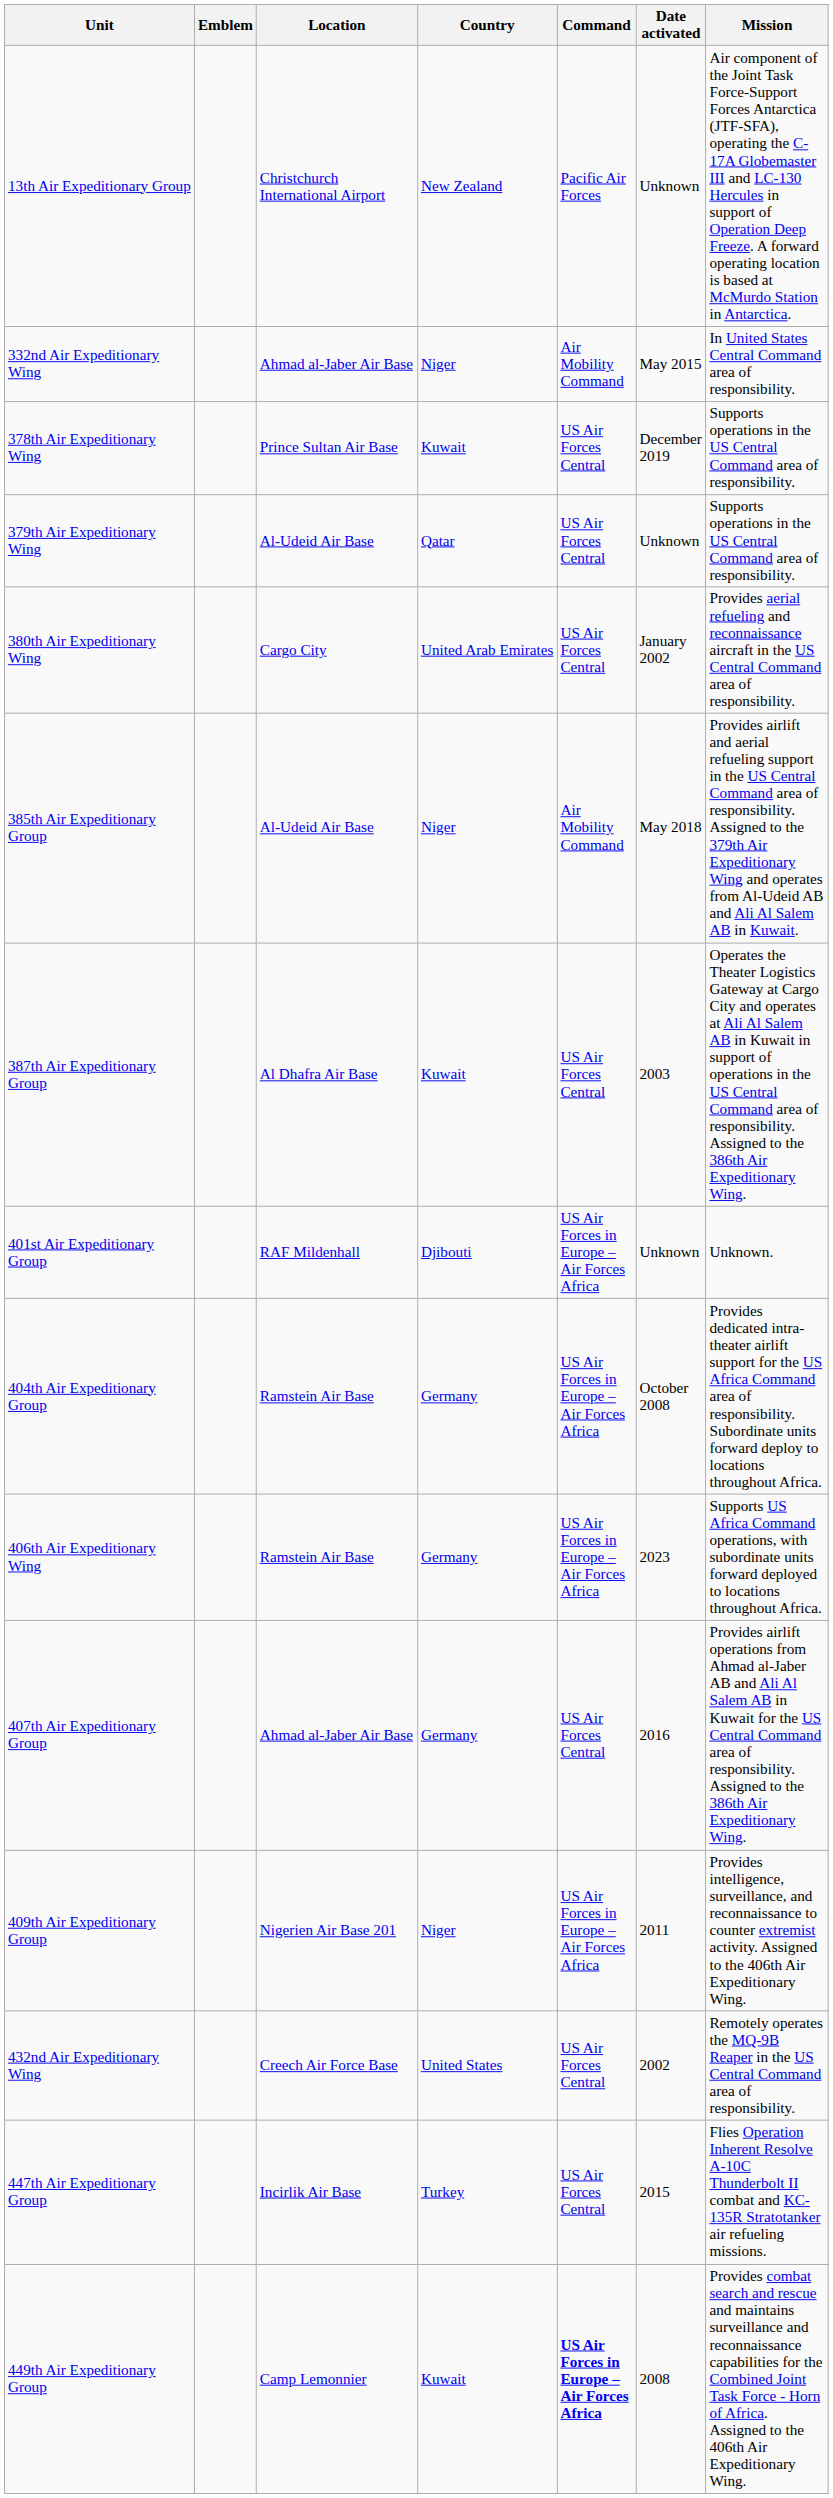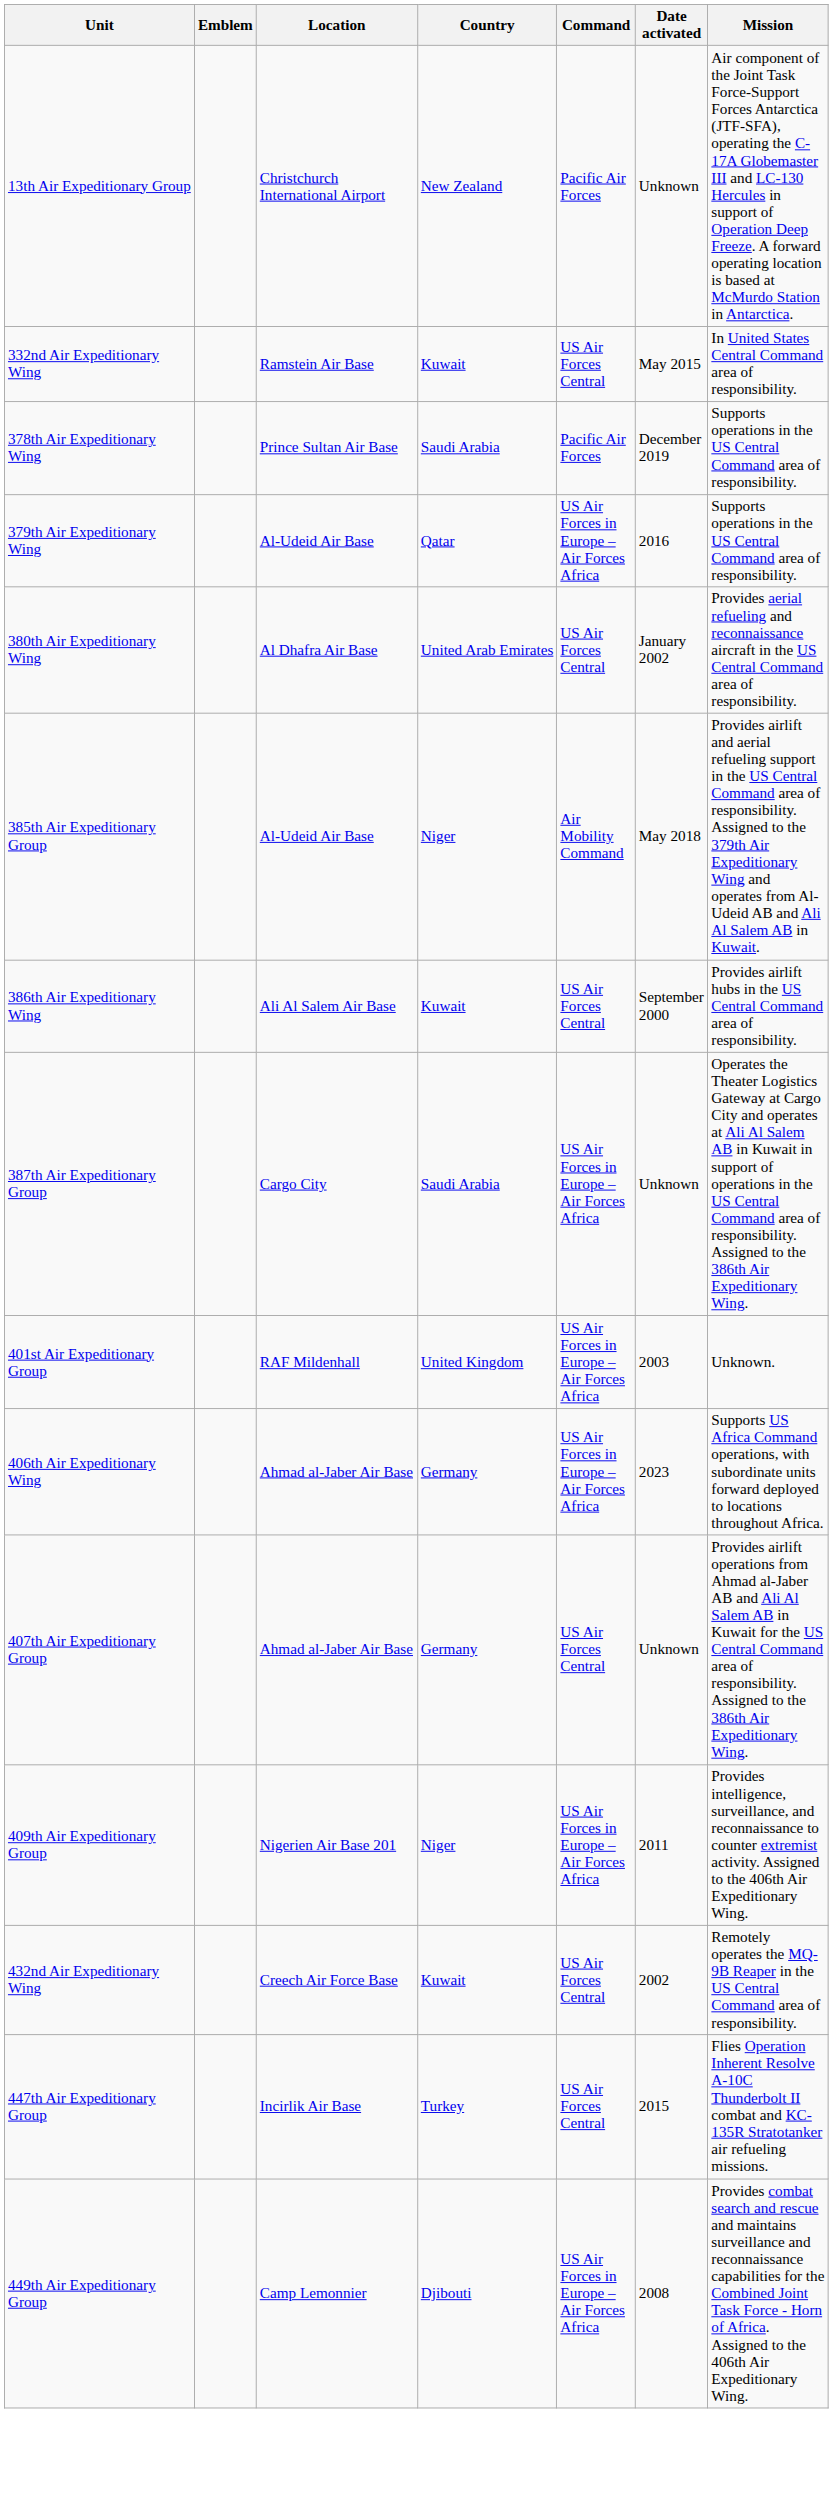(336, 364) Ahmad al-Jaber Air Base -> (317, 364) Ramstein Air Base
(438, 364) Niger -> (443, 364) Kuwait
(592, 364) Air Mobility Command -> (583, 364) US Air Forces Central
(443, 447) Kuwait -> (460, 447) Saudi Arabia
(583, 447) US Air Forces Central -> (593, 447) Pacific Air Forces
(583, 540) US Air Forces Central -> (593, 540) US Air Forces in Europe – Air Forces Africa
(669, 540) Unknown -> (654, 540) 2016
(293, 650) Cargo City -> (319, 650) Al Dhafra Air Base
+ row: (82, 1006)
(319, 1074) Al Dhafra Air Base -> (293, 1184) Cargo City
(443, 1074) Kuwait -> (460, 1184) Saudi Arabia
(583, 1074) US Air Forces Central -> (593, 1184) US Air Forces in Europe – Air Forces Africa
(655, 1074) 2003 -> (669, 1184) Unknown
(446, 1252) Djibouti -> (472, 1362) United Kingdom
(669, 1252) Unknown -> (654, 1362) 2003
- row: (82, 1396)
(317, 1557) Ramstein Air Base -> (336, 1471) Ahmad al-Jaber Air Base
(655, 1735) 2016 -> (669, 1649) Unknown
(462, 2065) United States -> (443, 1980) Kuwait
(443, 2378) Kuwait -> (446, 2293) Djibouti
(595, 2378) bold -> (593, 2293) normal
